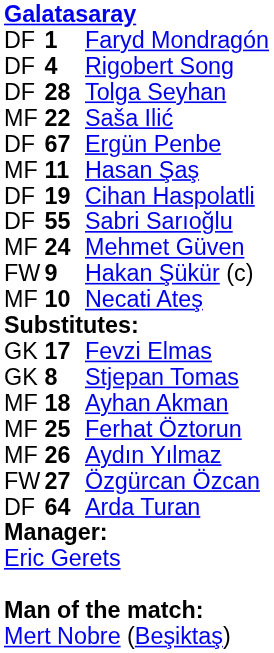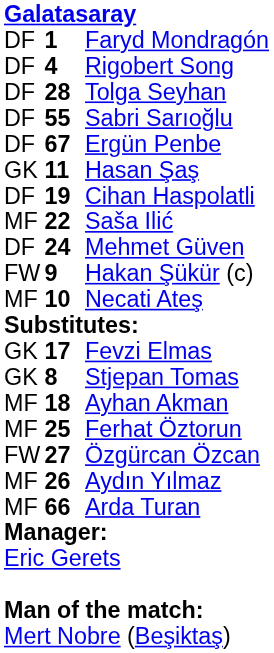rows swapped: (159, 221) <-> (129, 118)
(21, 169) MF -> (21, 169) GK
(21, 247) MF -> (20, 247) DF
rows swapped: (153, 455) <-> (172, 481)
(20, 506) DF -> (21, 506) MF
(57, 506) 64 -> (57, 506) 66
